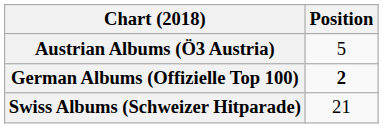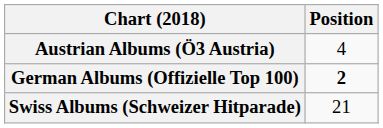(341, 48) 5 -> (341, 48) 4
